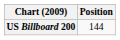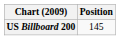(96, 27) 144 -> (96, 27) 145
